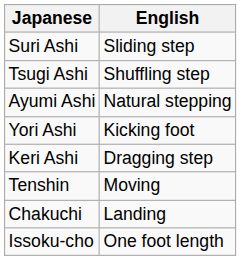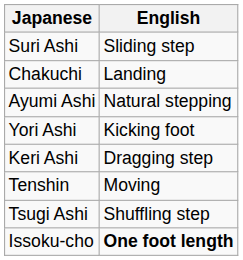rows swapped: (48, 74) <-> (45, 213)
(164, 241) normal -> (168, 241) bold
